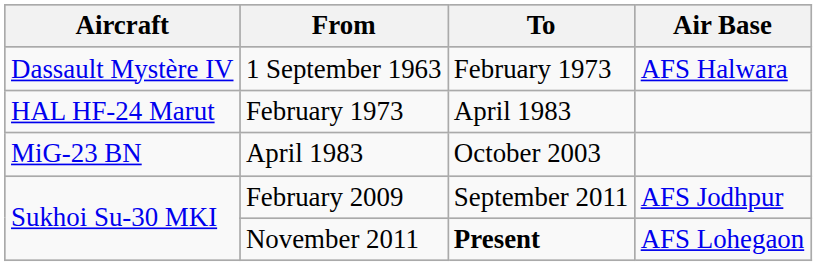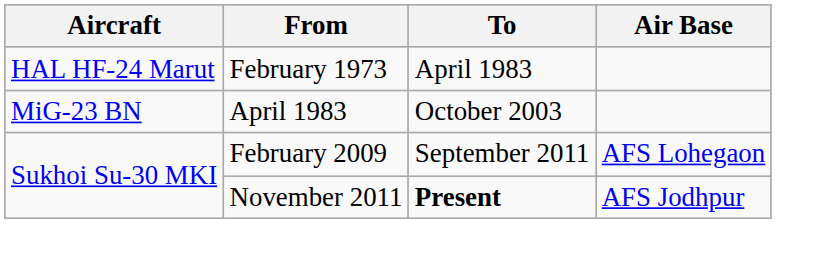- row: (344, 68)
(712, 196) AFS Jodhpur -> (683, 153) AFS Lohegaon
(722, 238) AFS Lohegaon -> (673, 196) AFS Jodhpur
